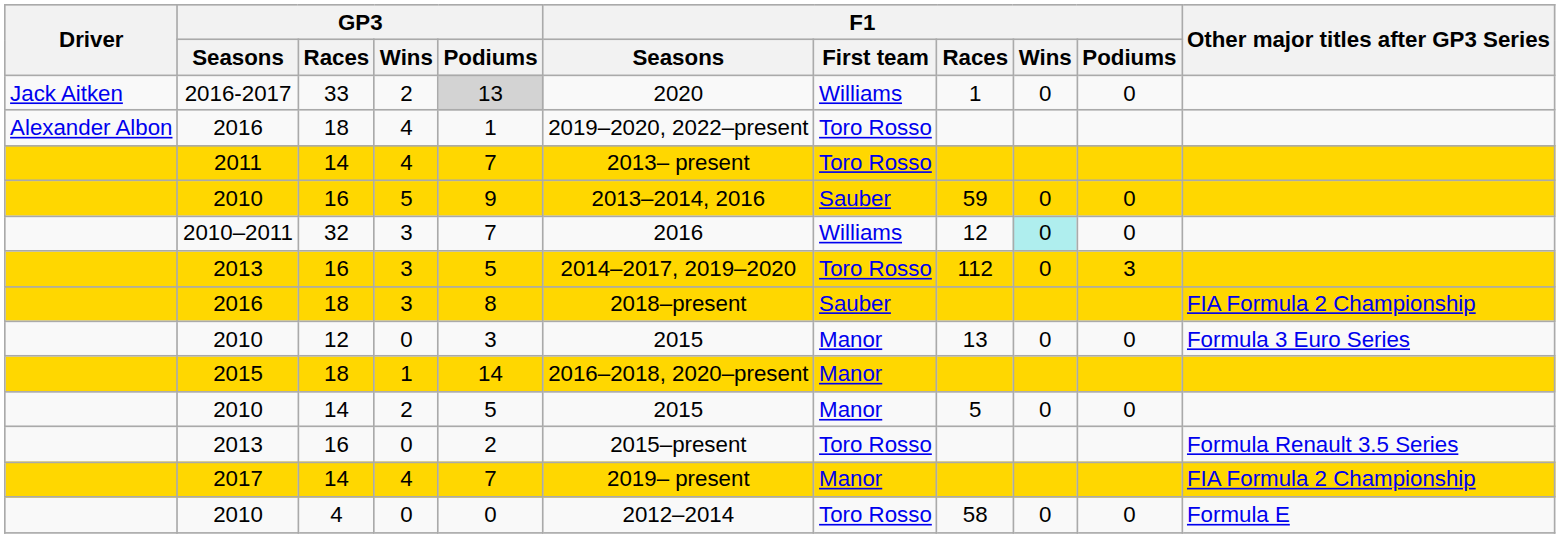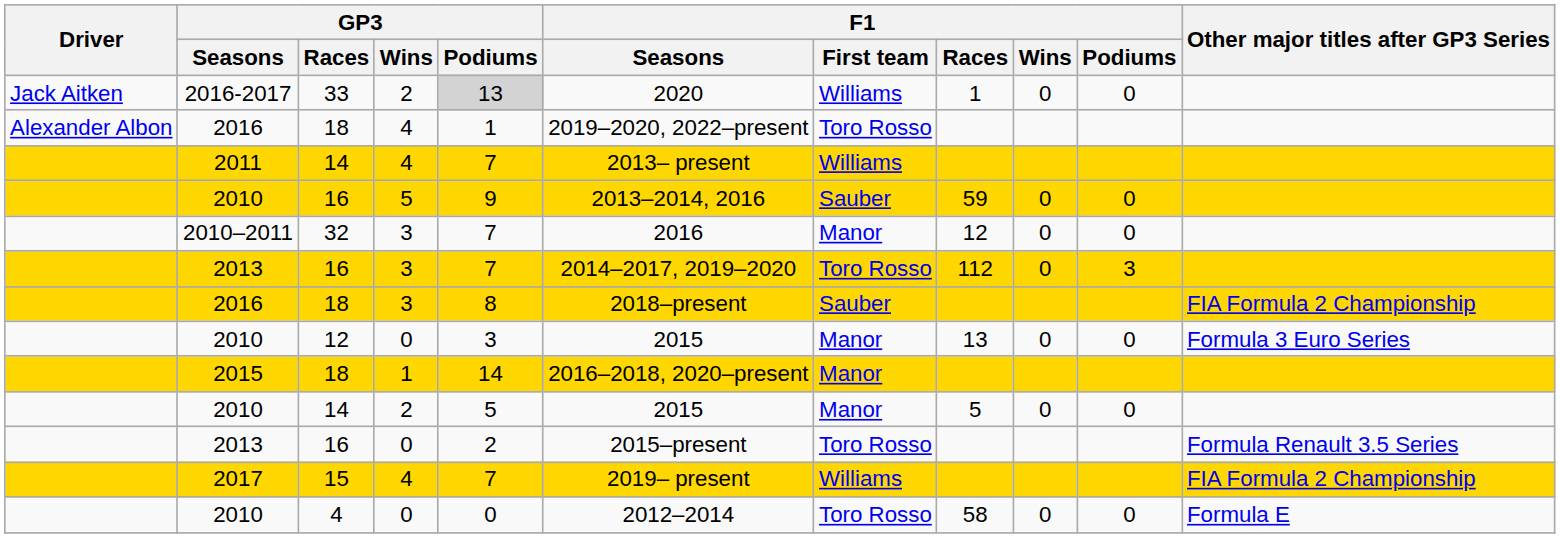(875, 163) Toro Rosso -> (861, 163) Williams
(861, 233) Williams -> (851, 233) Manor
(1045, 233) paleturquoise background -> (1045, 233) no background
(491, 268) 5 -> (491, 268) 7
(336, 479) 14 -> (336, 479) 15
(851, 479) Manor -> (861, 479) Williams
